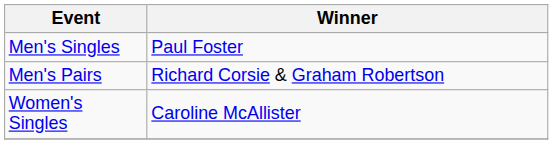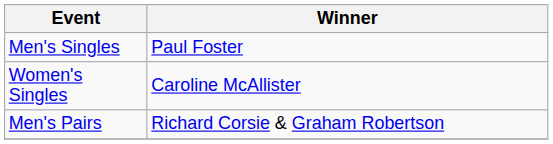rows swapped: (46, 114) <-> (55, 75)
